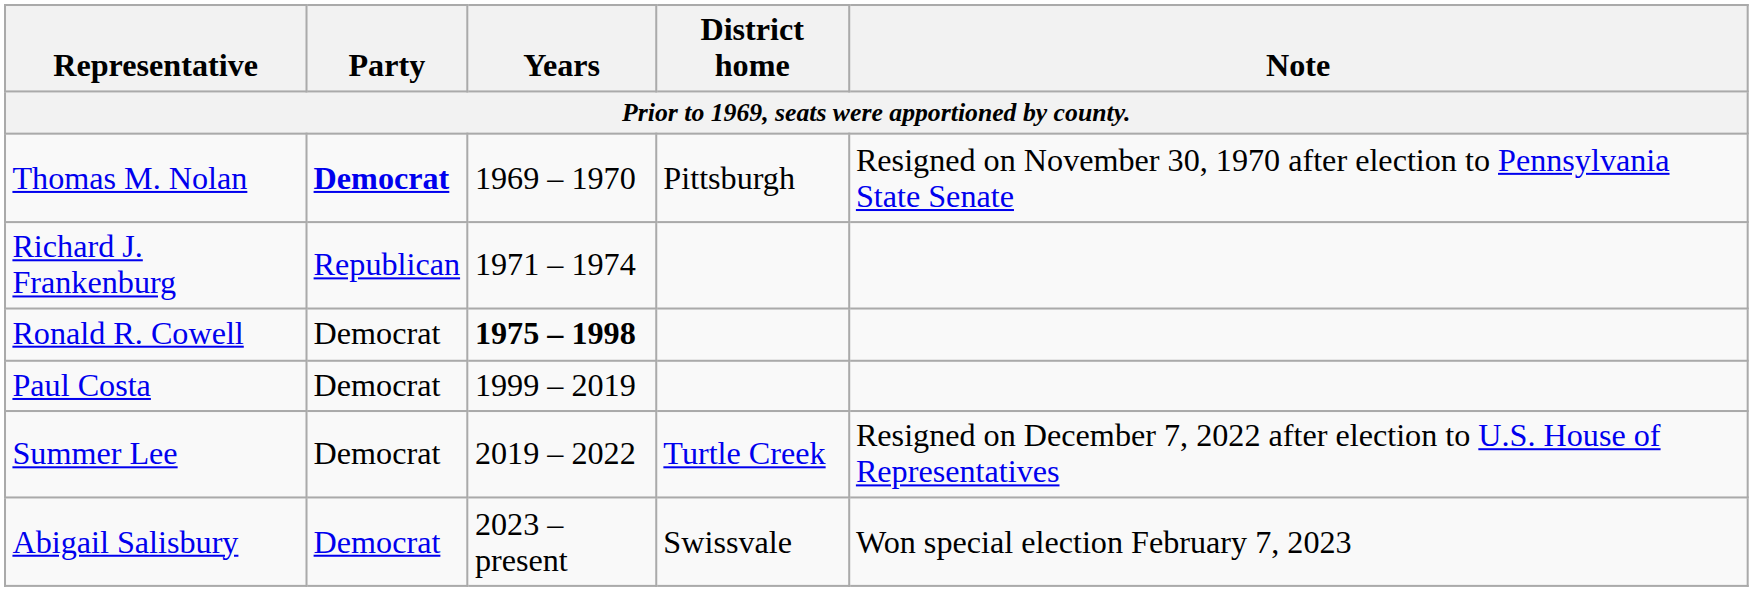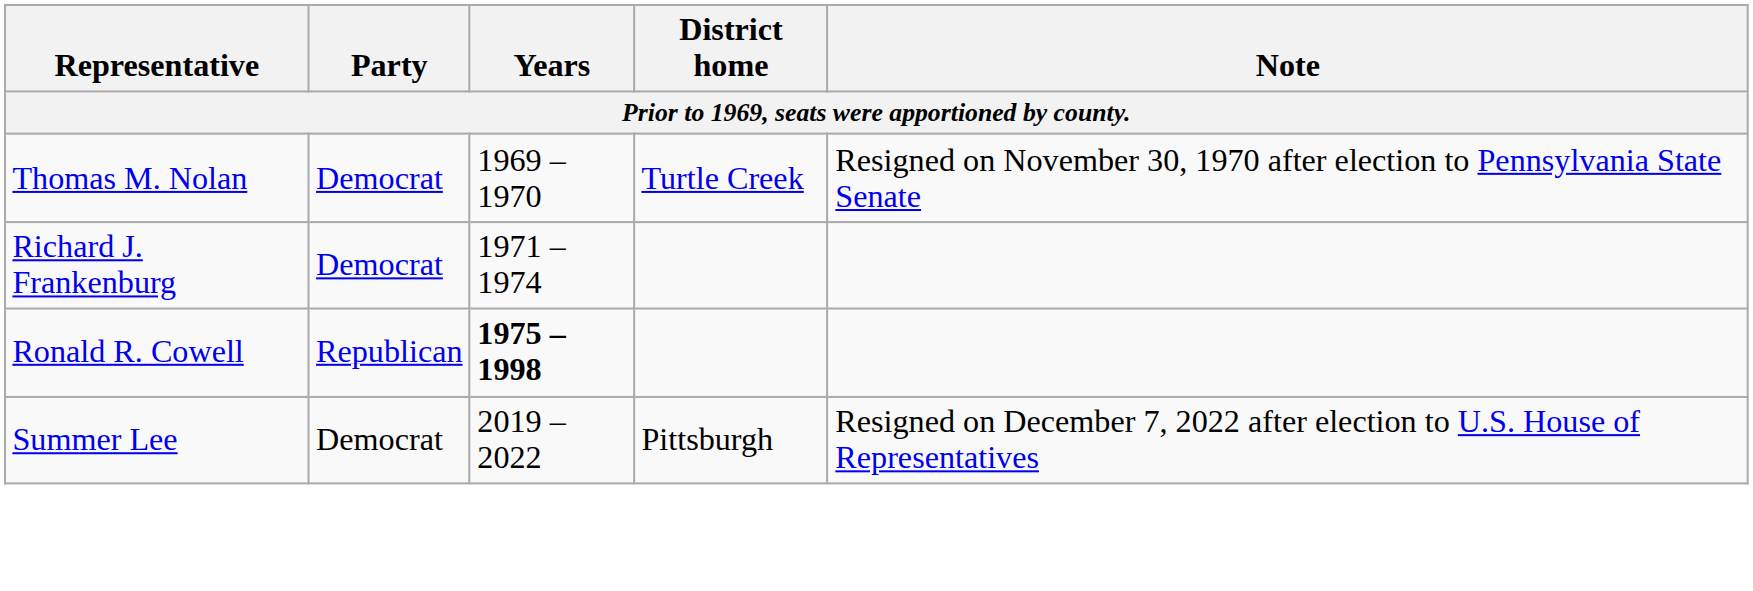(381, 177) bold -> (379, 177) normal
(729, 177) Pittsburgh -> (723, 177) Turtle Creek
(387, 264) Republican -> (379, 264) Democrat
(377, 333) Democrat -> (389, 352) Republican
- row: (82, 384)
(745, 454) Turtle Creek -> (707, 439) Pittsburgh
- row: (125, 541)
